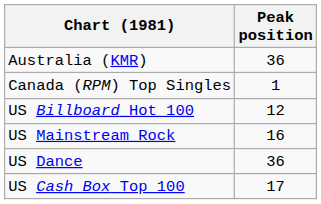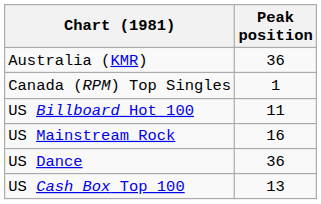(276, 111) 12 -> (276, 111) 11
(276, 186) 17 -> (276, 186) 13
